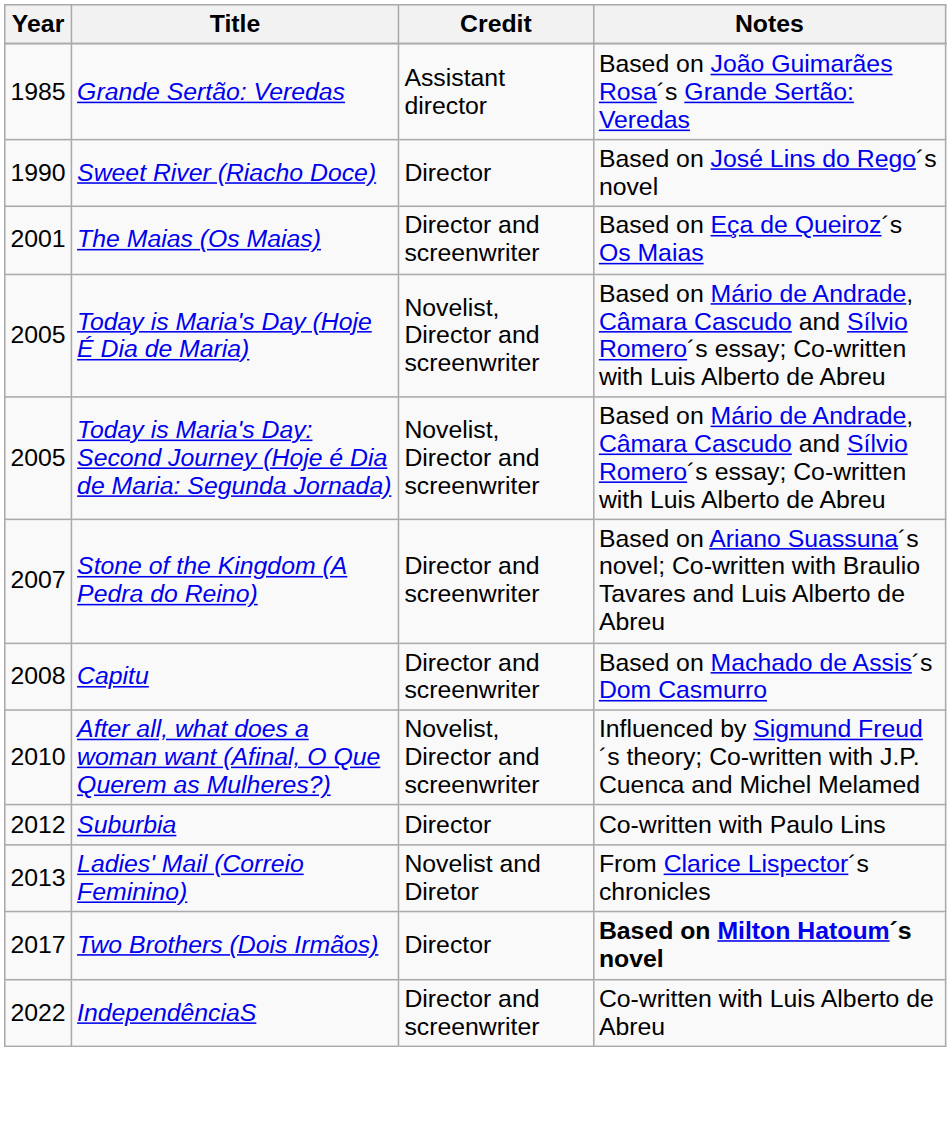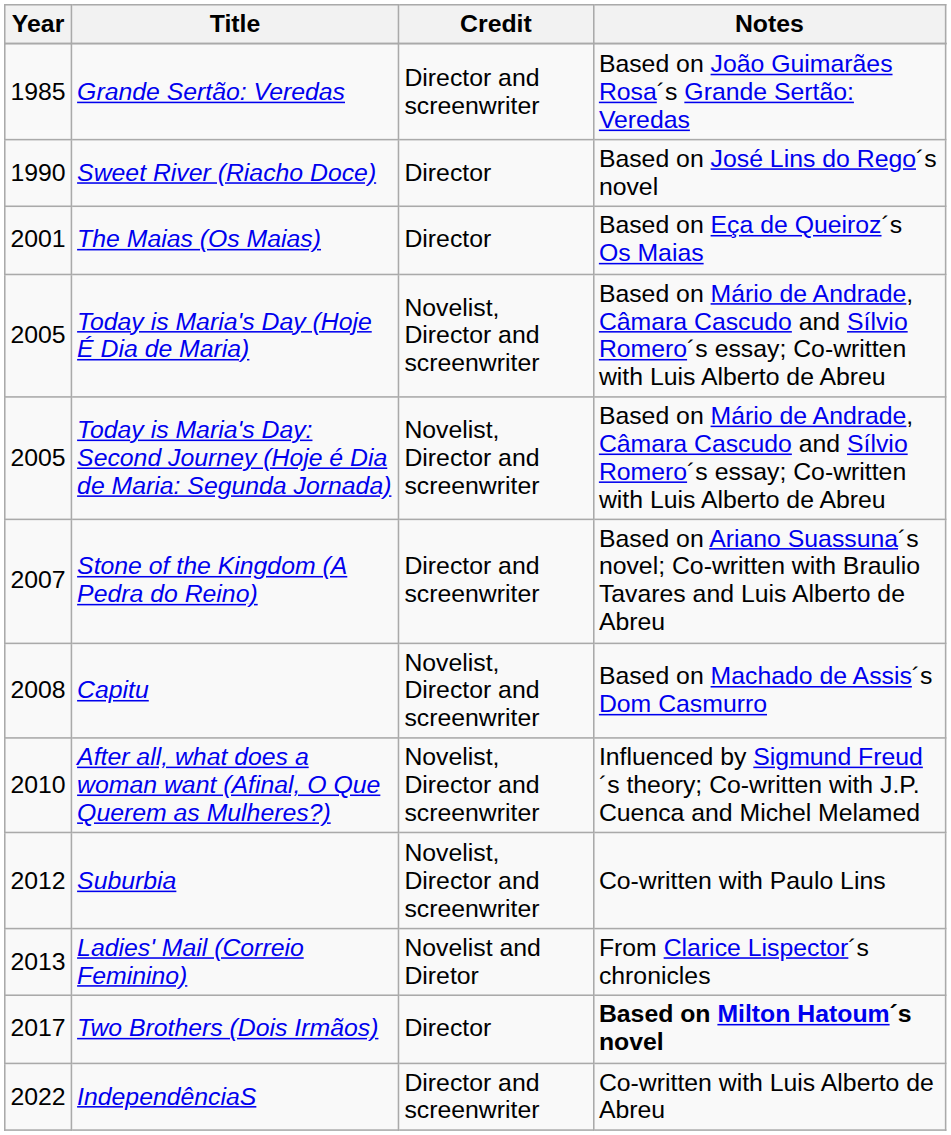(455, 91) Assistant director -> (472, 91) Director and screenwriter
(472, 239) Director and screenwriter -> (448, 239) Director
(472, 676) Director and screenwriter -> (472, 690) Novelist, Director and screenwriter
(448, 824) Director -> (472, 880) Novelist, Director and screenwriter
